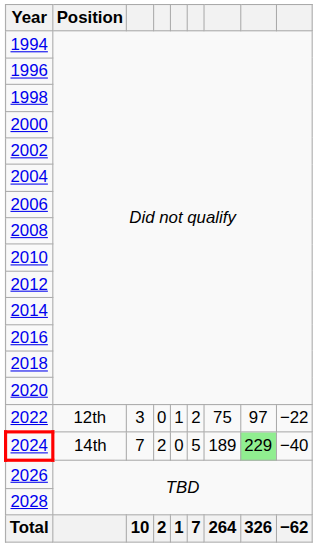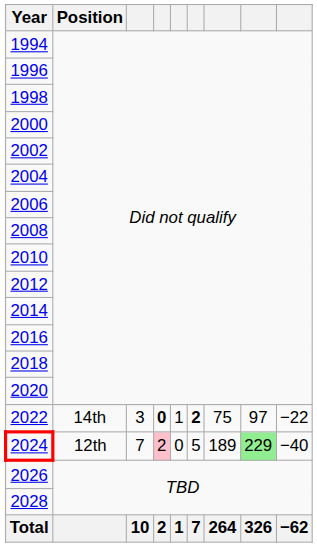(90, 418) 12th -> (90, 418) 14th
(162, 418) normal -> (162, 418) bold
(196, 418) normal -> (196, 418) bold
(90, 446) 14th -> (90, 446) 12th
(162, 446) no background -> (162, 446) pink background
